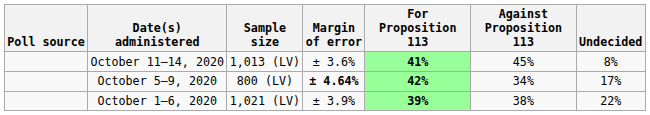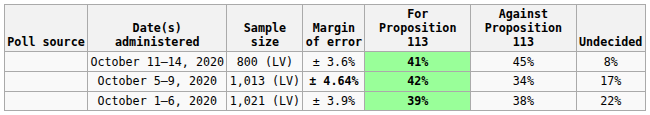(265, 62) 1,013 (LV) -> (265, 62) 800 (LV)
(265, 81) 800 (LV) -> (265, 81) 1,013 (LV)
